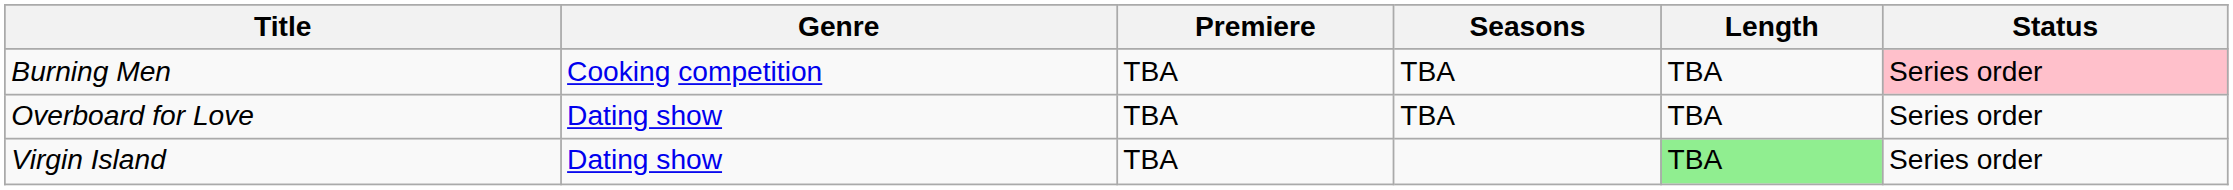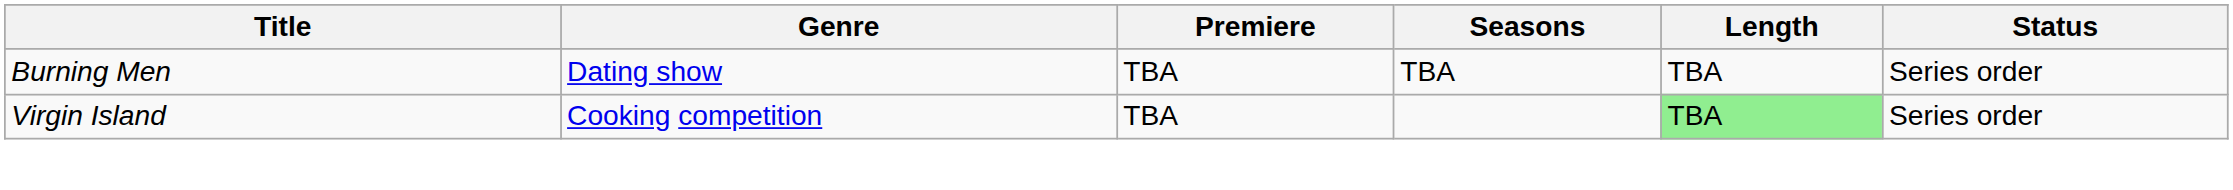(695, 71) Cooking competition -> (645, 71) Dating show
(1966, 71) pink background -> (1966, 71) no background
- row: (133, 116)
(645, 160) Dating show -> (695, 116) Cooking competition
